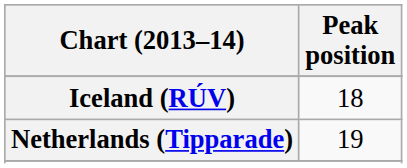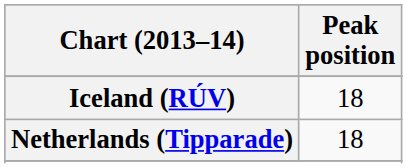(350, 139) 19 -> (350, 139) 18
